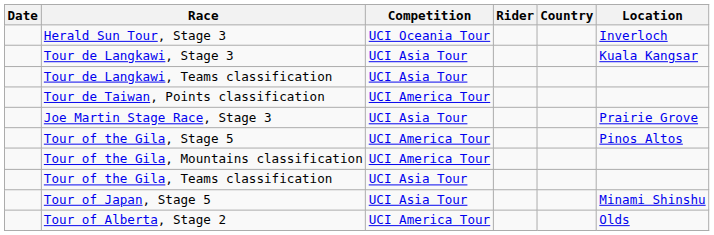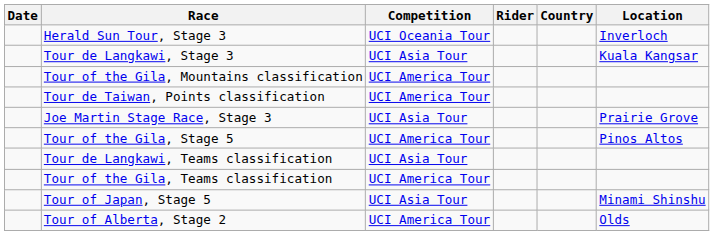rows swapped: (188, 76) <-> (203, 159)
(418, 179) UCI Asia Tour -> (429, 179) UCI America Tour
